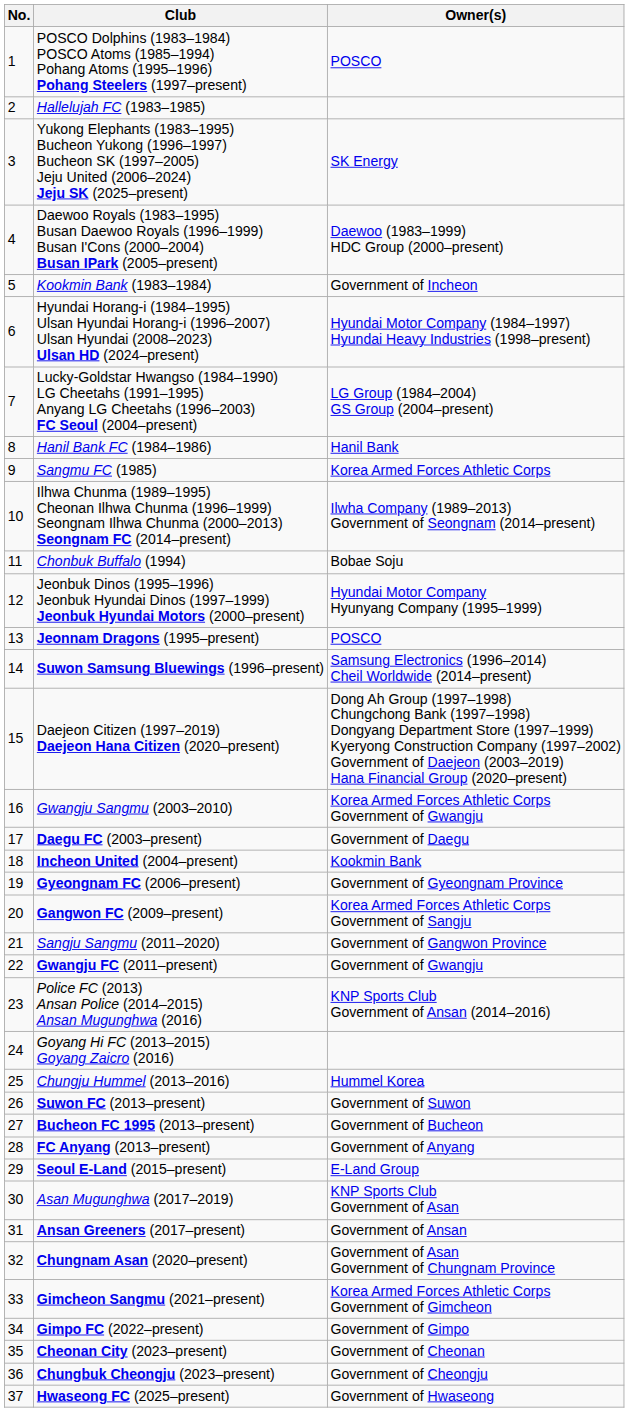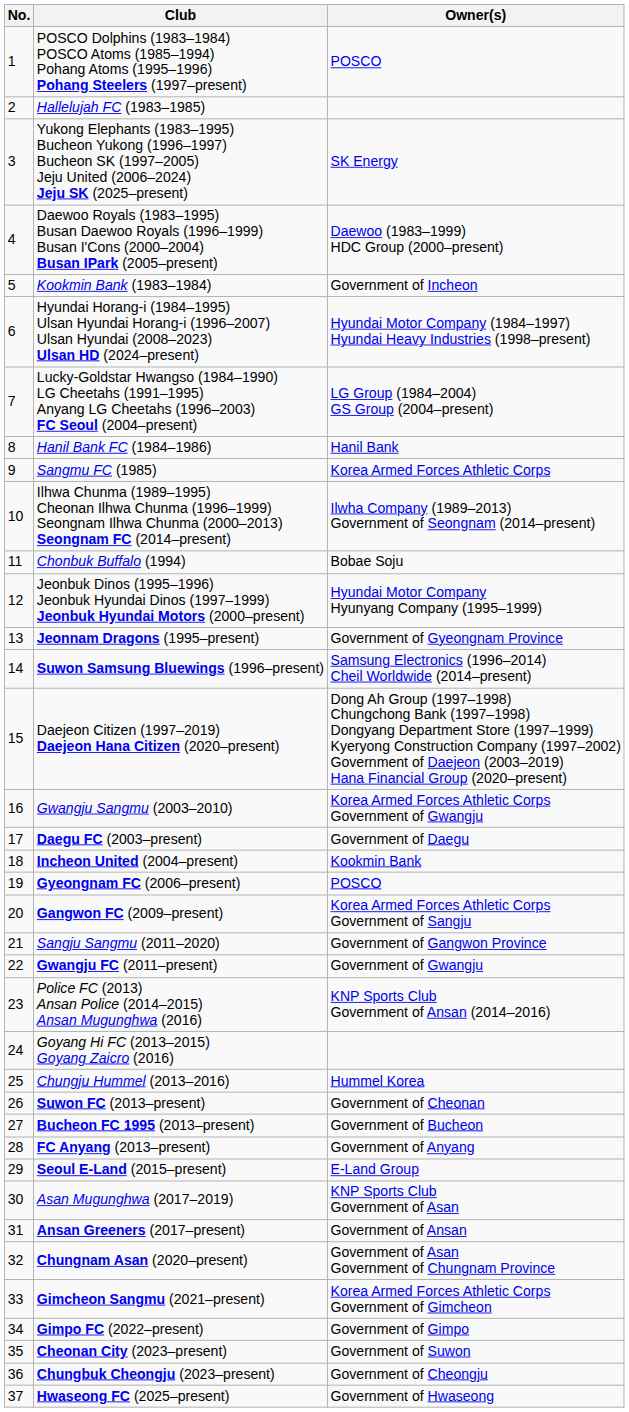(356, 638) POSCO -> (447, 638) Government of Gyeongnam Province
(447, 883) Government of Gyeongnam Province -> (356, 883) POSCO
(401, 1103) Government of Suwon -> (408, 1103) Government of Cheonan
(408, 1351) Government of Cheonan -> (401, 1351) Government of Suwon
